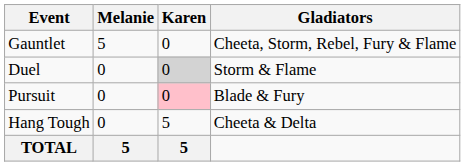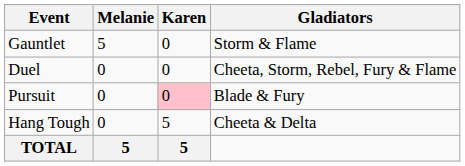(335, 43) Cheeta, Storm, Rebel, Fury & Flame -> (265, 43) Storm & Flame
(166, 69) lightgrey background -> (166, 69) no background
(265, 69) Storm & Flame -> (335, 69) Cheeta, Storm, Rebel, Fury & Flame
